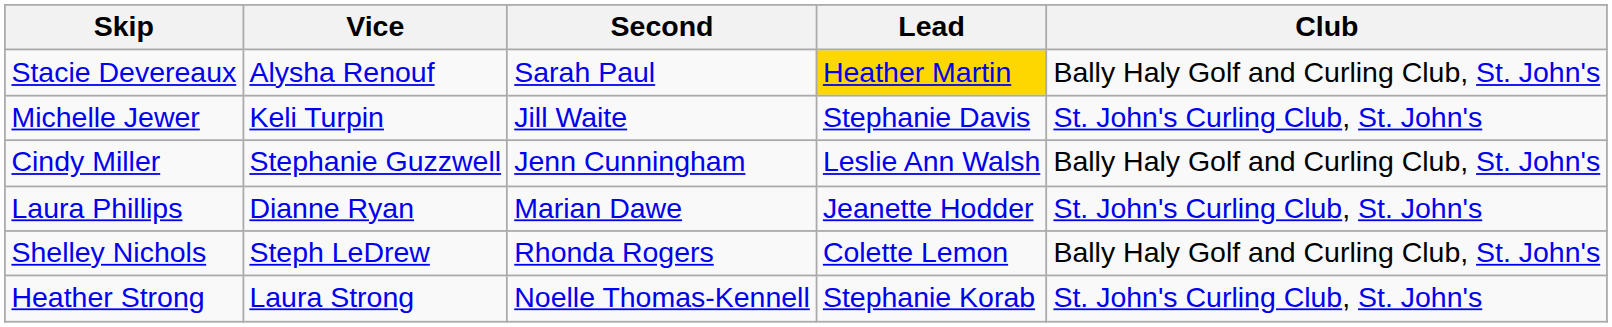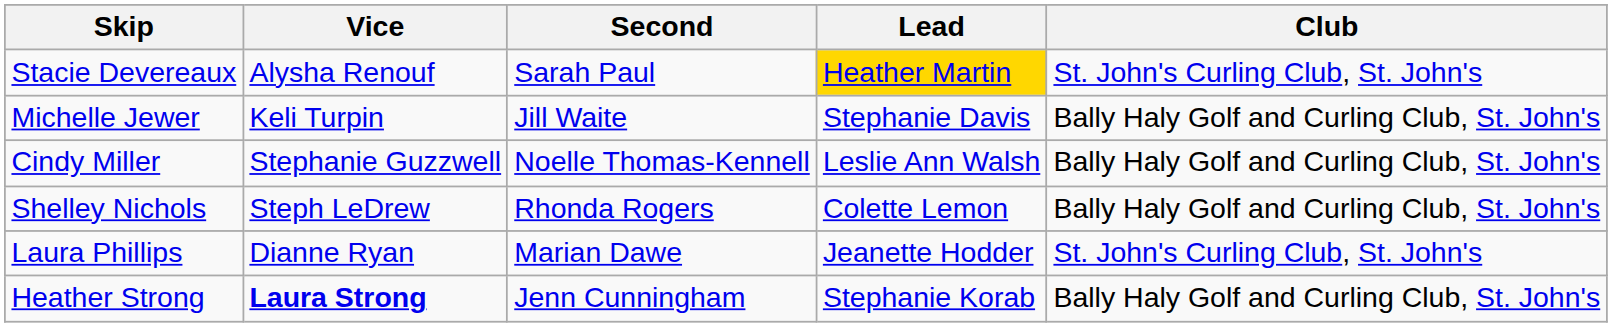(1327, 72) Bally Haly Golf and Curling Club, St. John's -> (1268, 72) St. John's Curling Club, St. John's
(1268, 117) St. John's Curling Club, St. John's -> (1327, 117) Bally Haly Golf and Curling Club, St. John's
(630, 162) Jenn Cunningham -> (662, 162) Noelle Thomas-Kennell
rows swapped: (109, 252) <-> (97, 207)
(332, 298) normal -> (338, 298) bold
(662, 298) Noelle Thomas-Kennell -> (630, 298) Jenn Cunningham
(1268, 298) St. John's Curling Club, St. John's -> (1327, 298) Bally Haly Golf and Curling Club, St. John's
